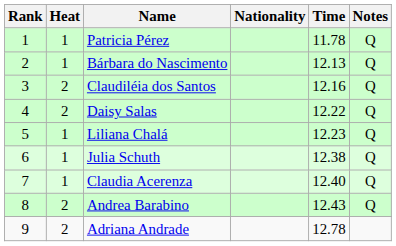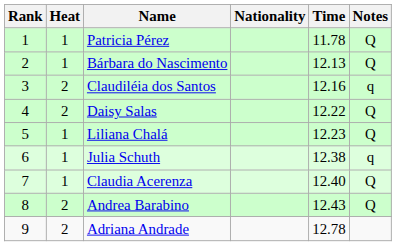(370, 87) Q -> (370, 87) q
(370, 157) Q -> (370, 157) q
